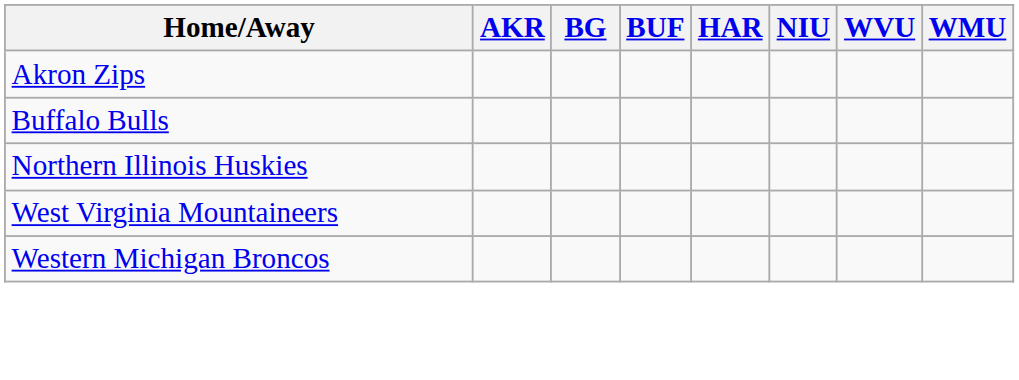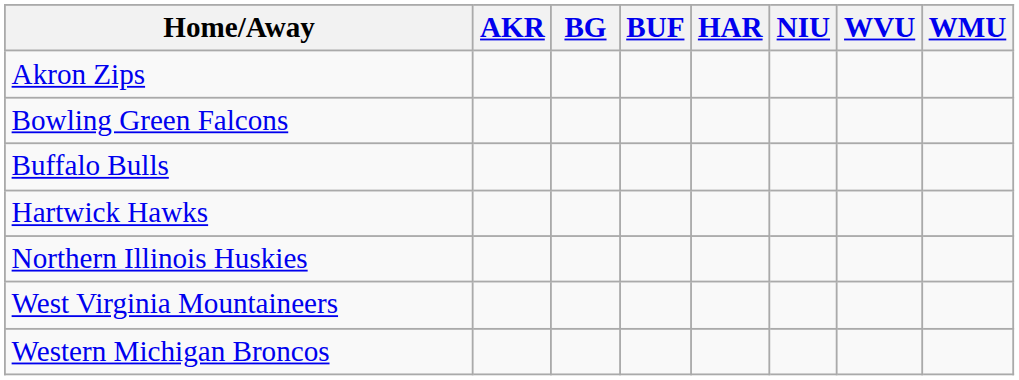+ row: (150, 119)
+ row: (110, 212)
